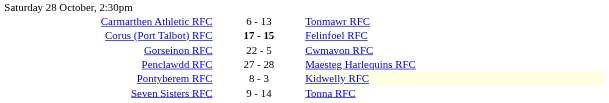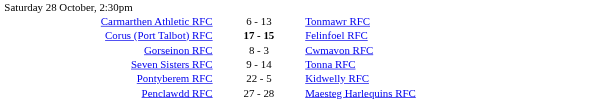(259, 50) 22 - 5 -> (259, 50) 8 - 3
rows swapped: (177, 64) <-> (172, 93)
(259, 79) 8 - 3 -> (259, 79) 22 - 5
(337, 79) lightyellow background -> (337, 79) no background
